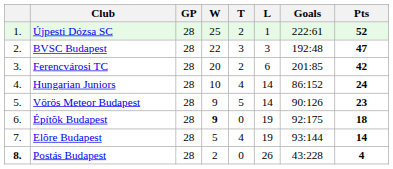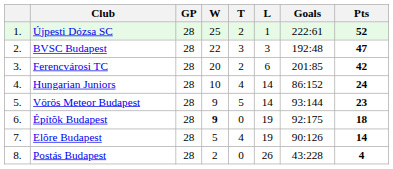(307, 102) 90:126 -> (307, 102) 93:144
(307, 137) 93:144 -> (307, 137) 90:126
(17, 155) bold -> (17, 155) normal
